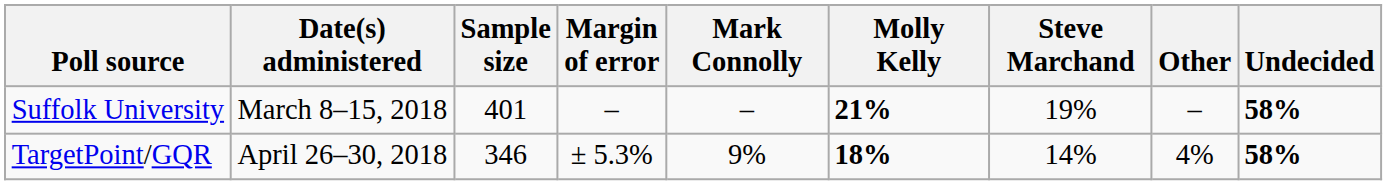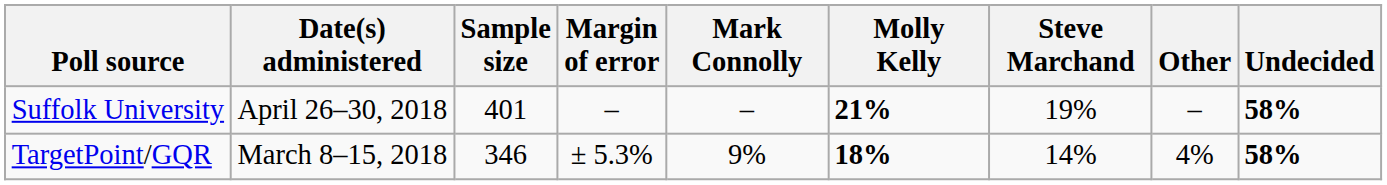(342, 109) March 8–15, 2018 -> (342, 109) April 26–30, 2018
(342, 156) April 26–30, 2018 -> (342, 156) March 8–15, 2018
